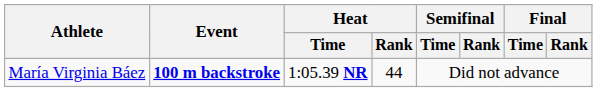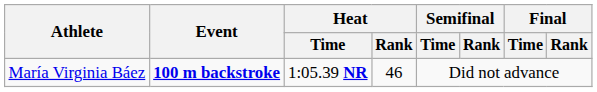(394, 72) 44 -> (394, 72) 46
